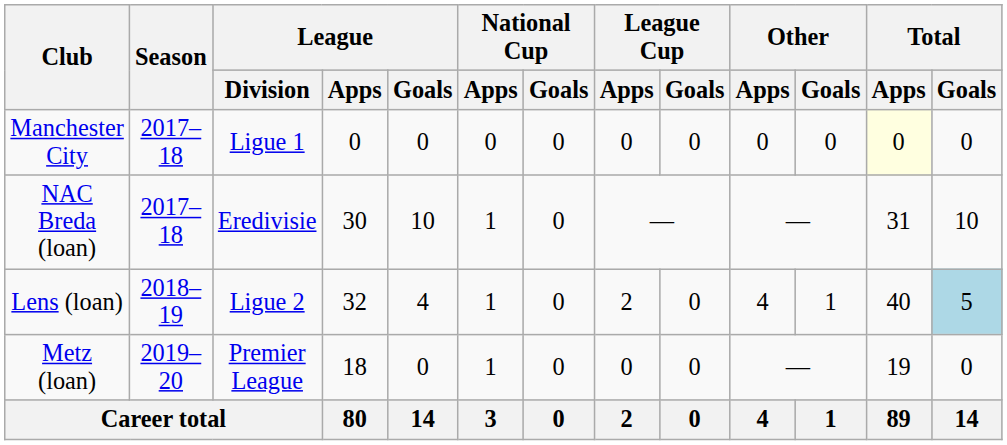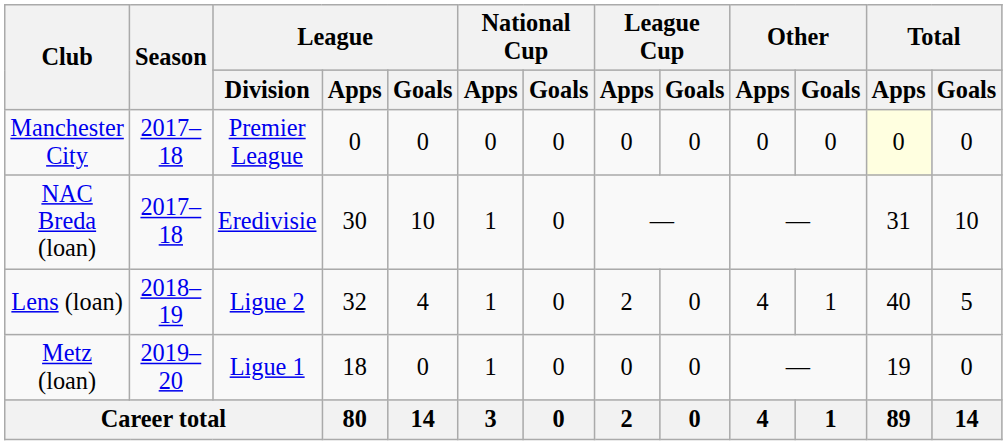(267, 141) Ligue 1 -> (267, 141) Premier League
(967, 301) lightblue background -> (967, 301) no background
(267, 367) Premier League -> (267, 367) Ligue 1
